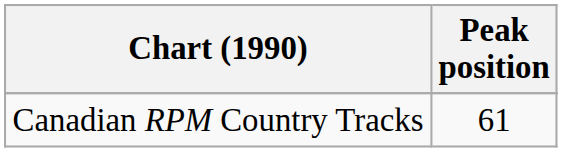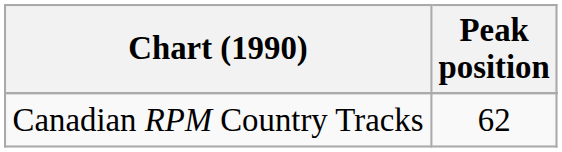(494, 119) 61 -> (494, 119) 62
